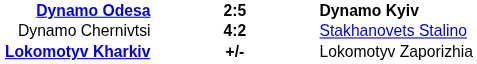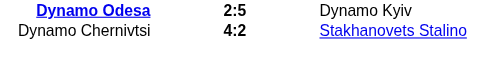(369, 10) bold -> (366, 10) normal
- row: (78, 52)
